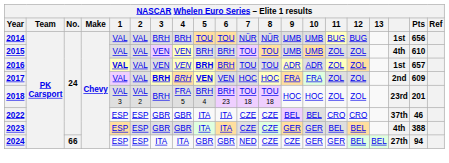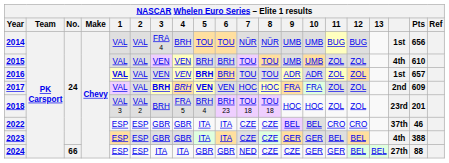(161, 38) BRH -> (161, 42) FRA 4
(419, 142) 94 -> (419, 151) 88
